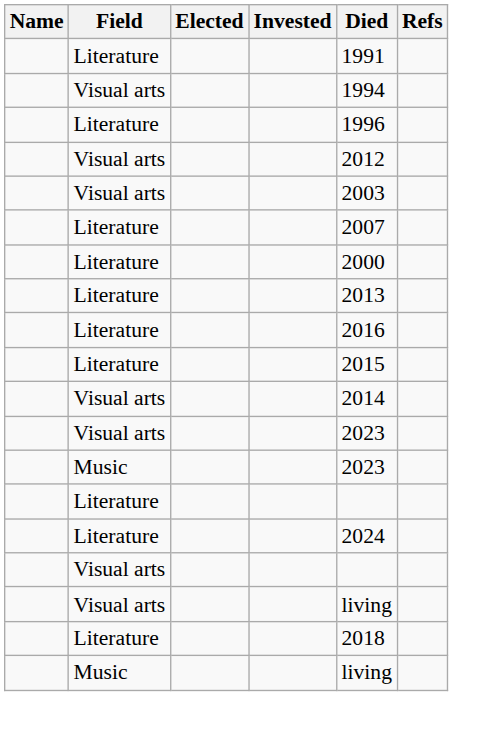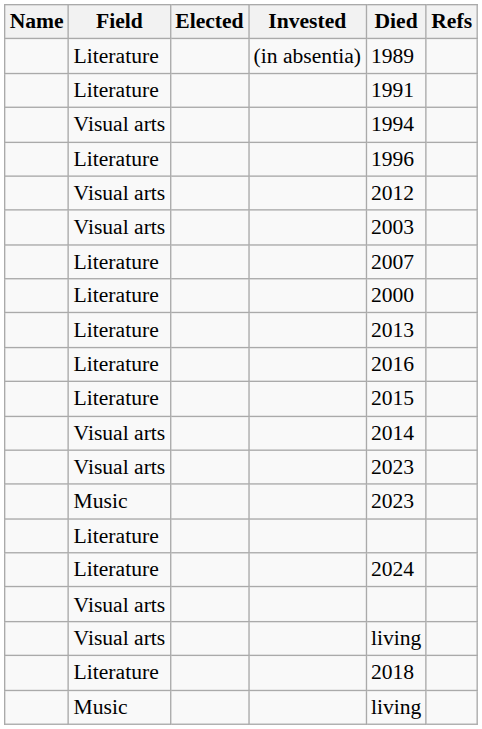+ row: (116, 55)
